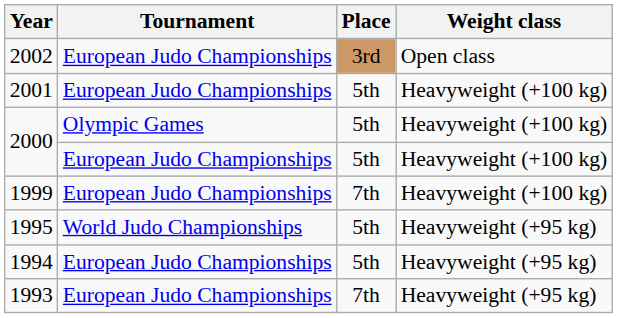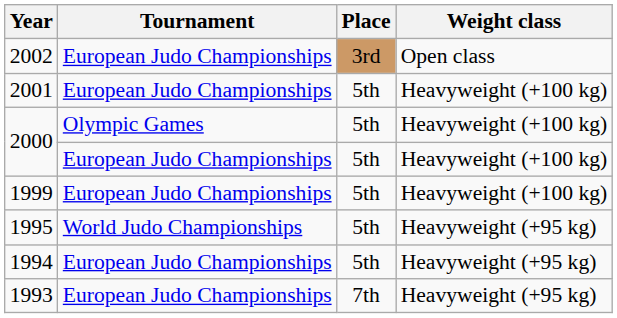(366, 192) 7th -> (366, 192) 5th
